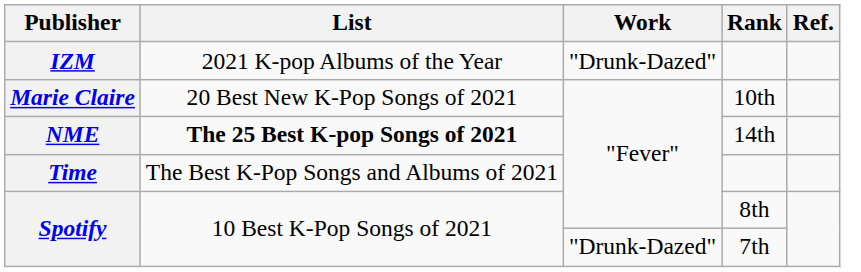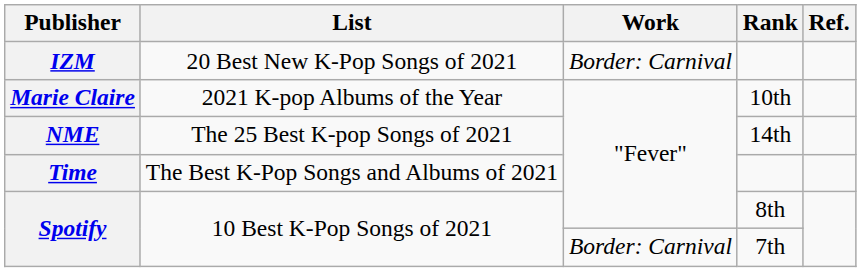(352, 60) 2021 K-pop Albums of the Year -> (352, 60) 20 Best New K-Pop Songs of 2021
(642, 60) "Drunk-Dazed" -> (650, 60) Border: Carnival
(352, 97) 20 Best New K-Pop Songs of 2021 -> (352, 97) 2021 K-pop Albums of the Year
(352, 135) bold -> (352, 135) normal
(642, 246) "Drunk-Dazed" -> (650, 246) Border: Carnival
